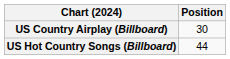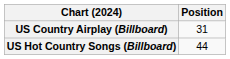(202, 29) 30 -> (202, 29) 31
